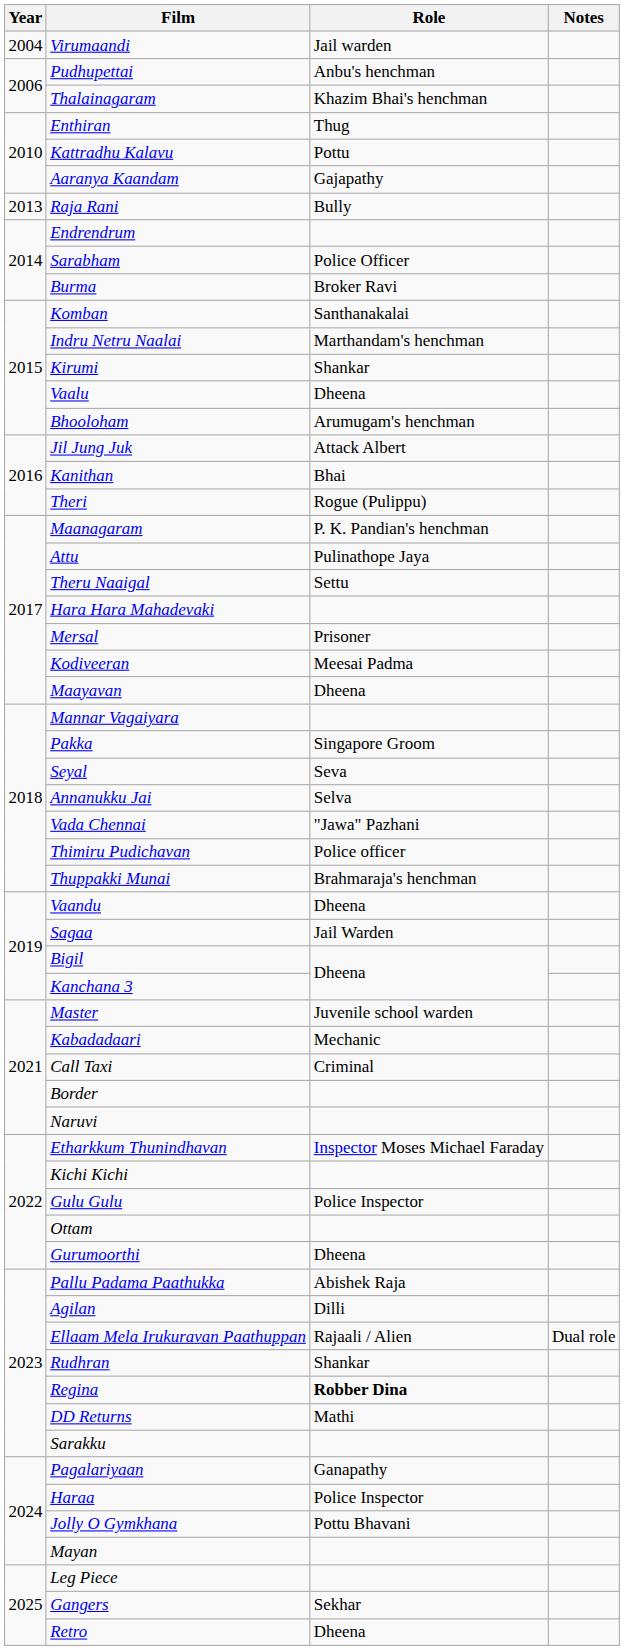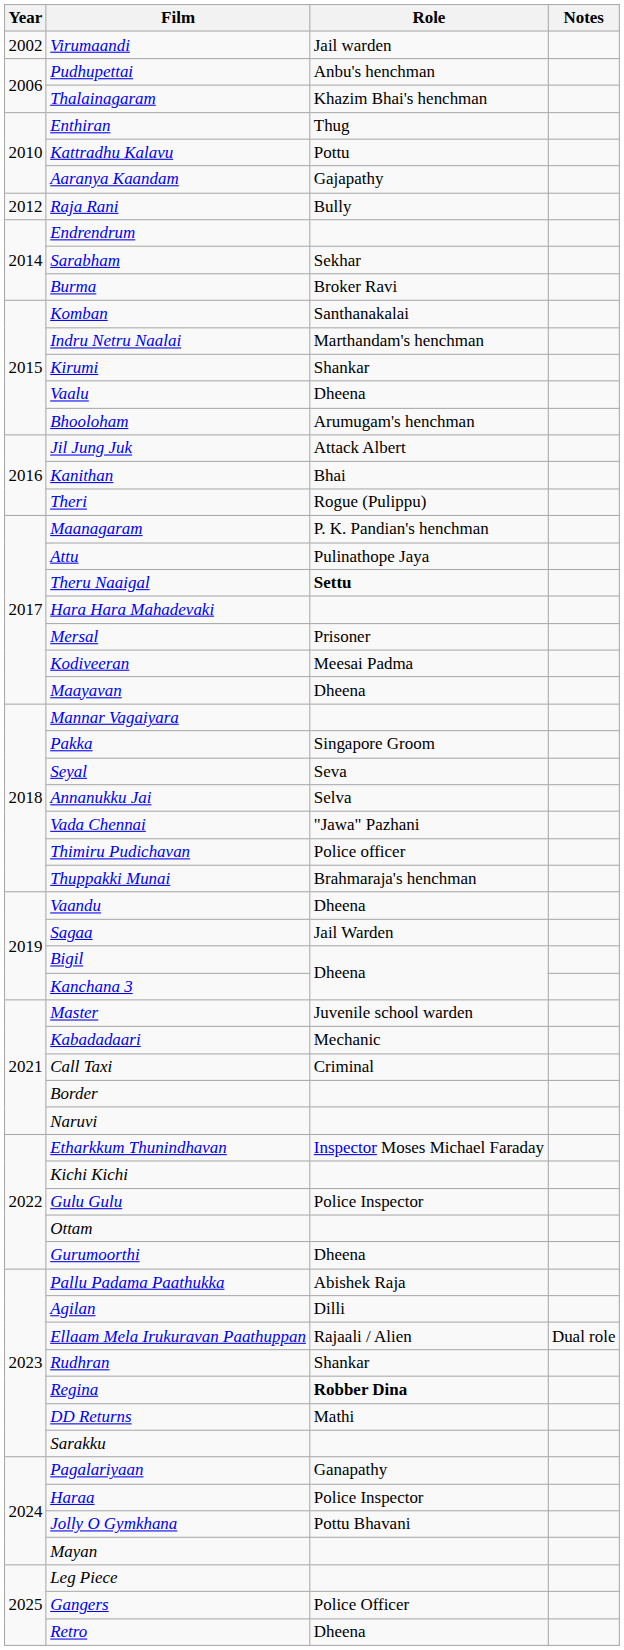(25, 44) 2004 -> (25, 44) 2002
(25, 206) 2013 -> (25, 206) 2012
(361, 260) Police Officer -> (337, 260) Sekhar
(331, 582) normal -> (333, 582) bold
(337, 1604) Sekhar -> (361, 1604) Police Officer
